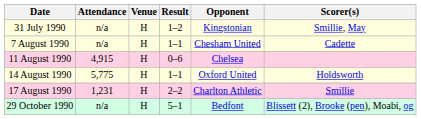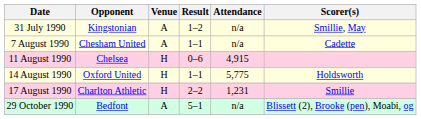columns swapped: (227, 12) <-> (102, 12)
(144, 28) H -> (164, 28) A
(144, 43) H -> (164, 43) A
(144, 106) H -> (164, 106) A
